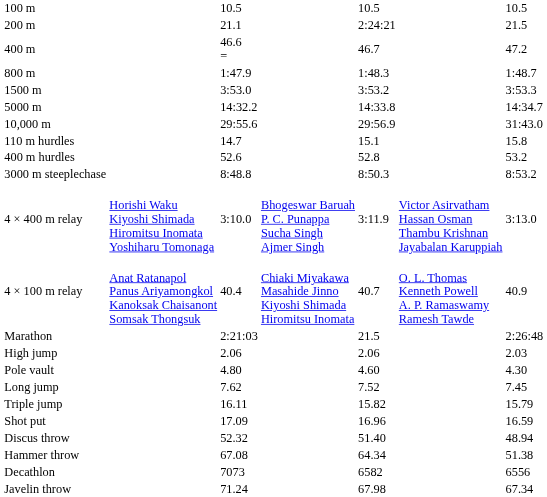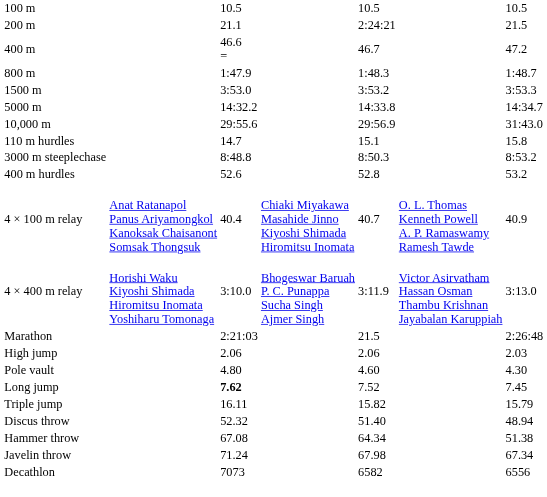rows swapped: (40, 157) <-> (55, 174)
rows swapped: (43, 291) <-> (43, 219)
(231, 387) normal -> (231, 387) bold
- row: (25, 421)
rows swapped: (38, 488) <-> (30, 471)
